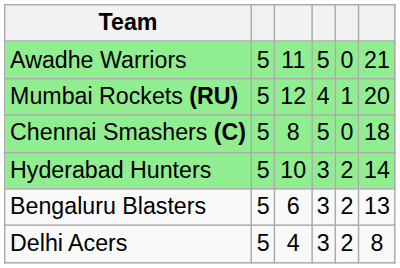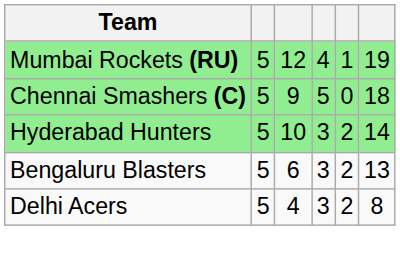- row: (98, 59)
(377, 96) 20 -> (377, 59) 19
(293, 133) 8 -> (293, 96) 9
